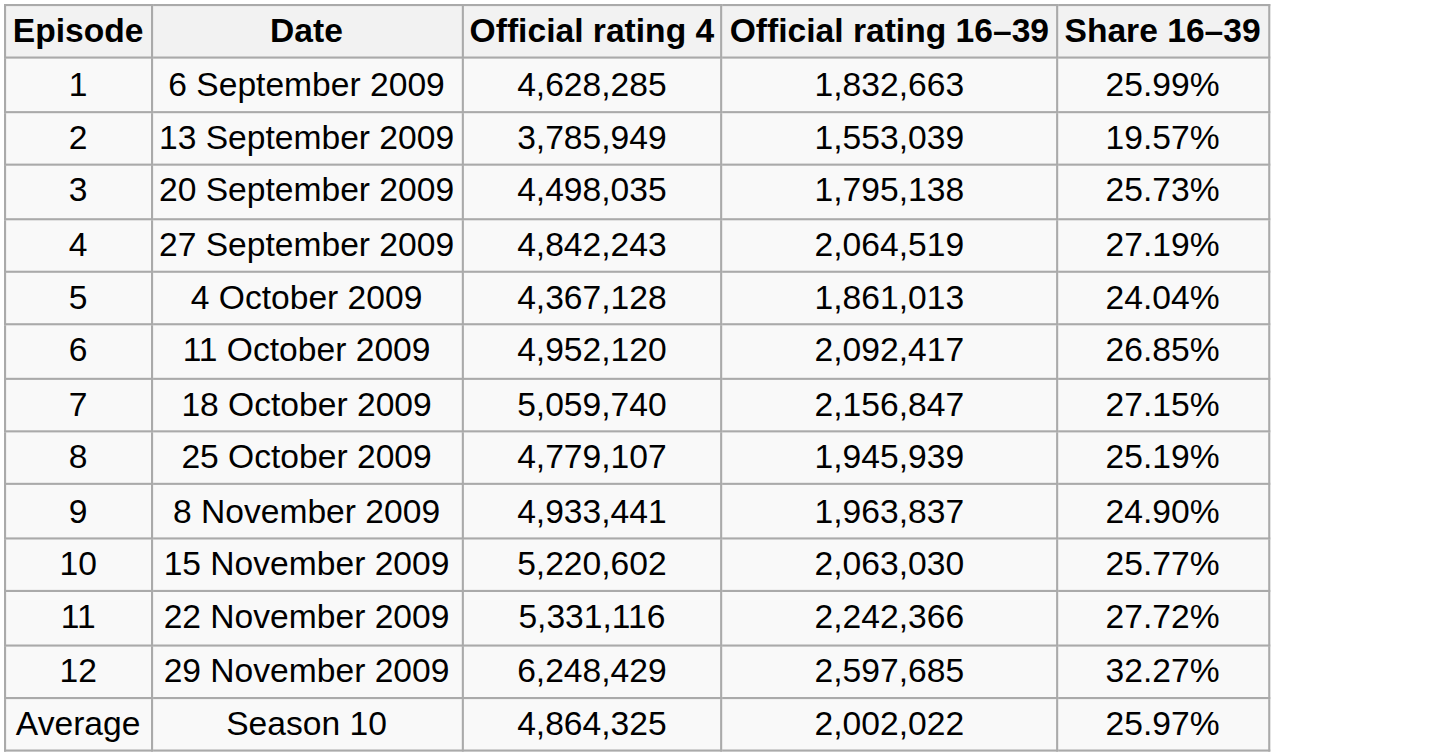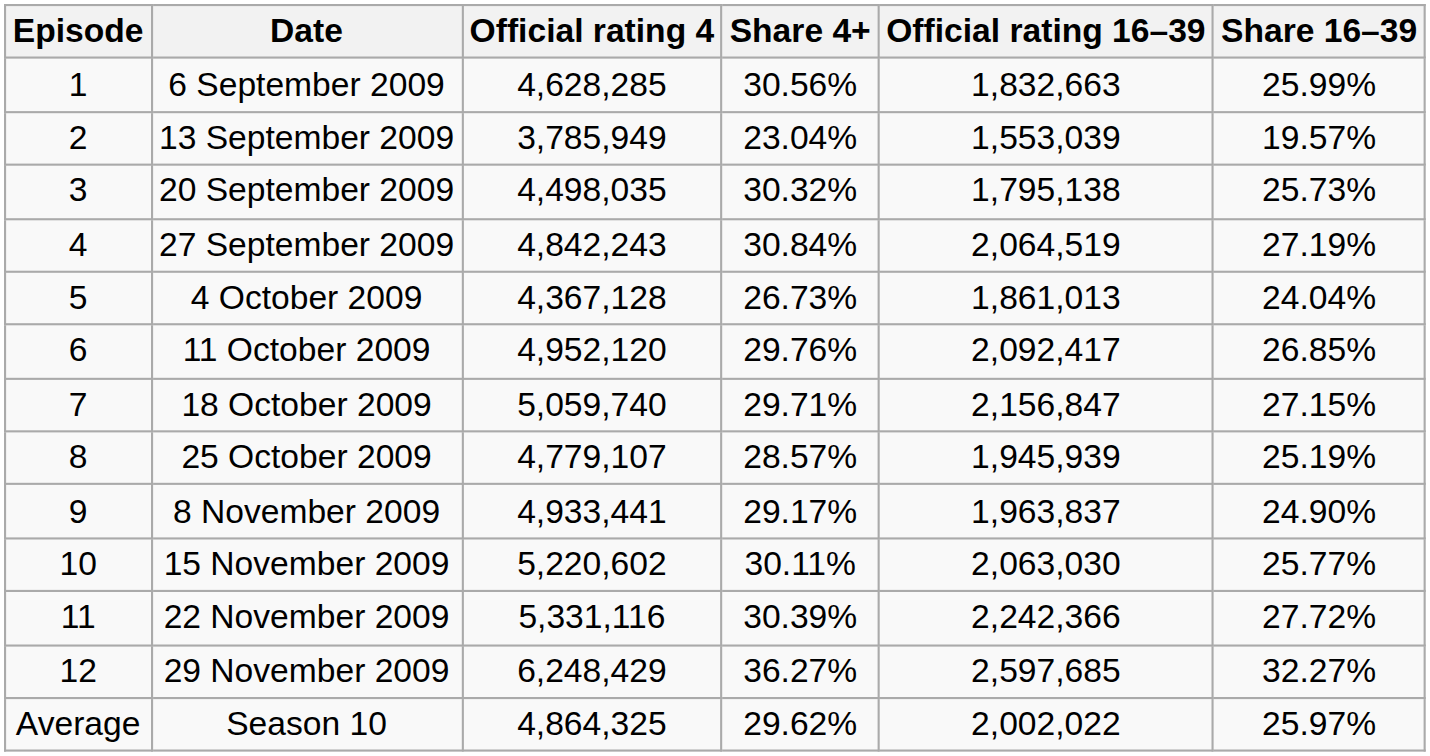+ column: (800, 31)
